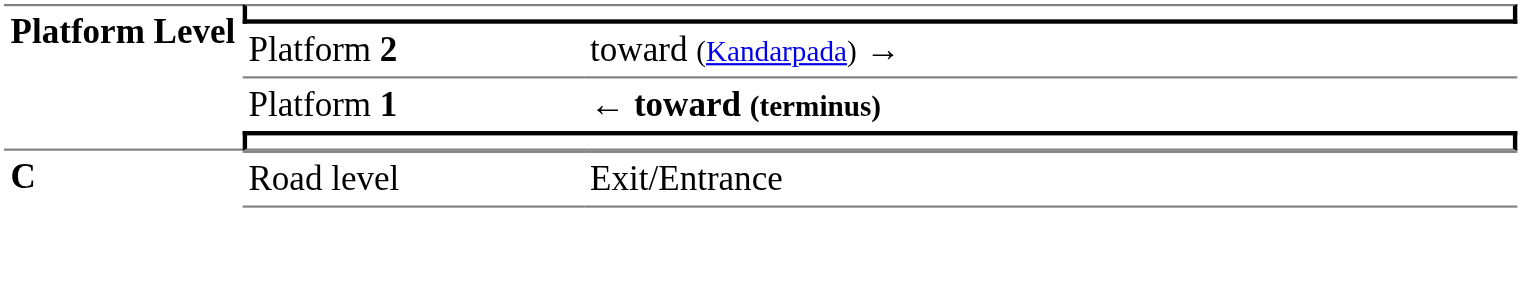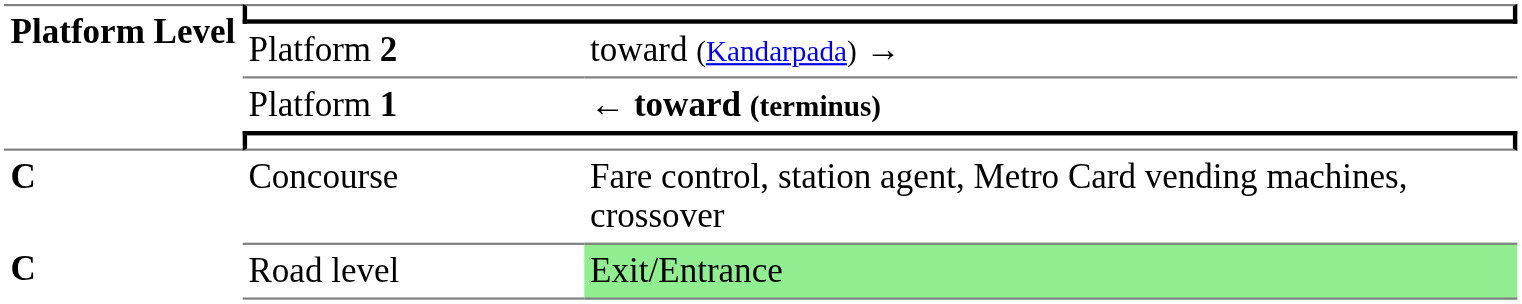+ row: (323, 176)
(686, 178) no background -> (686, 270) lightgreen background
